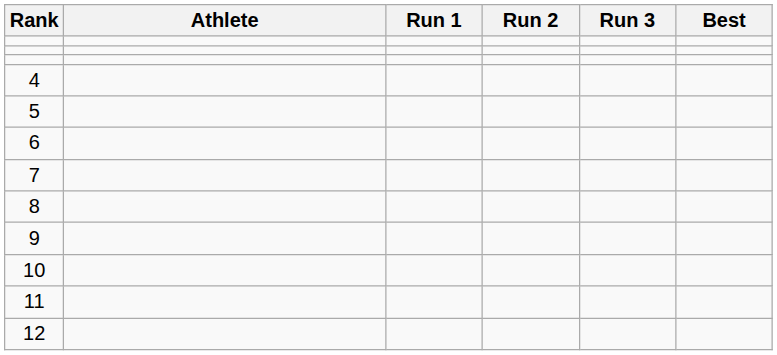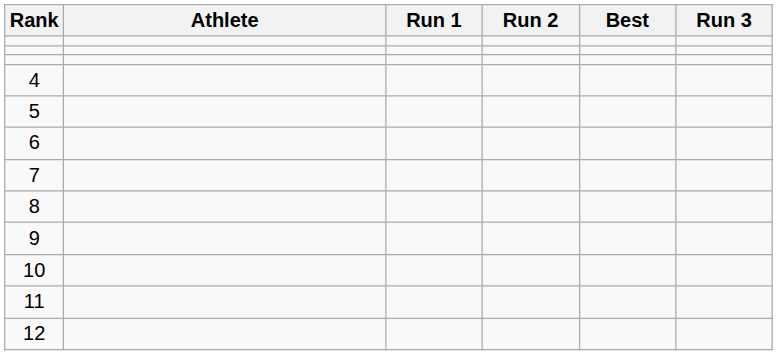columns swapped: (627, 20) <-> (724, 20)
